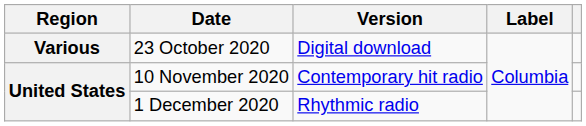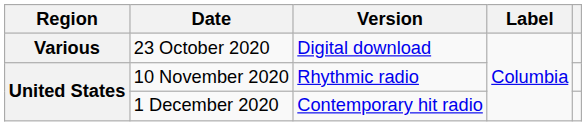(390, 76) Contemporary hit radio -> (358, 76) Rhythmic radio
(358, 105) Rhythmic radio -> (390, 105) Contemporary hit radio
